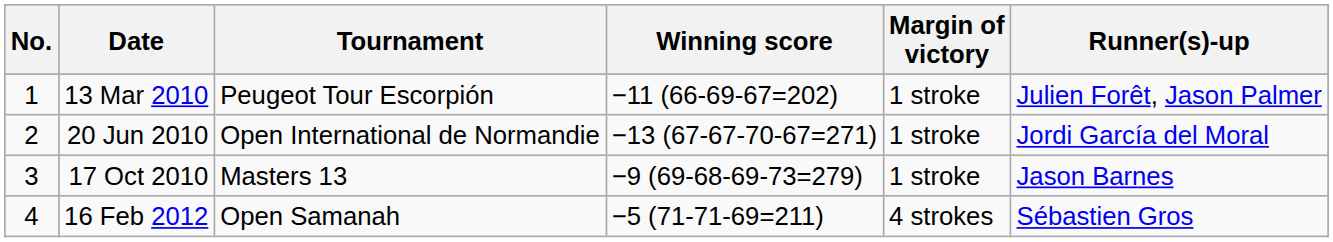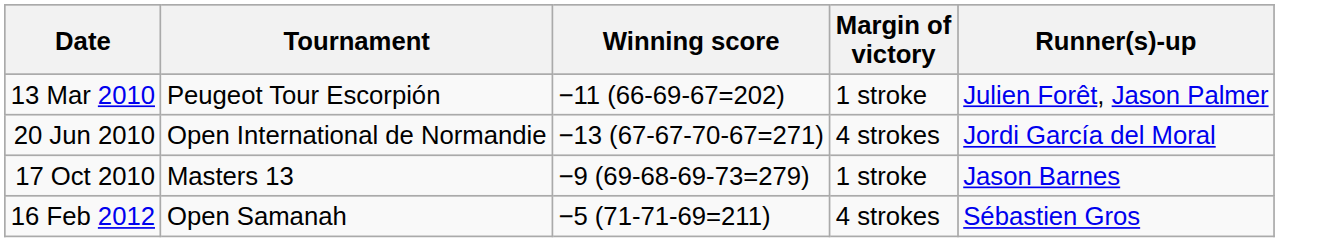- column: (31, 40)
(935, 135) 1 stroke -> (888, 135) 4 strokes
